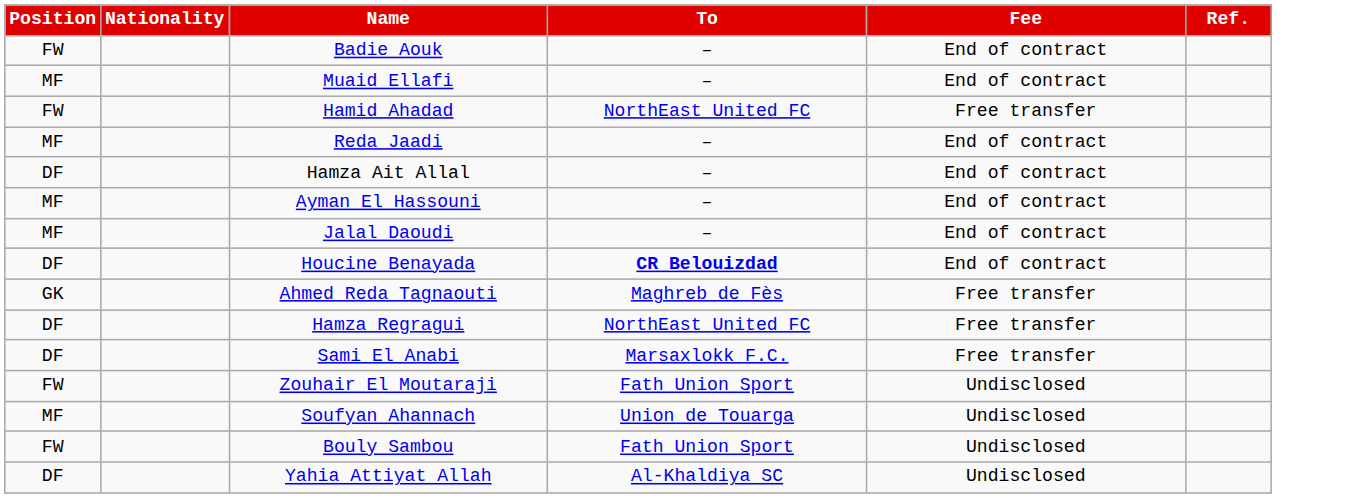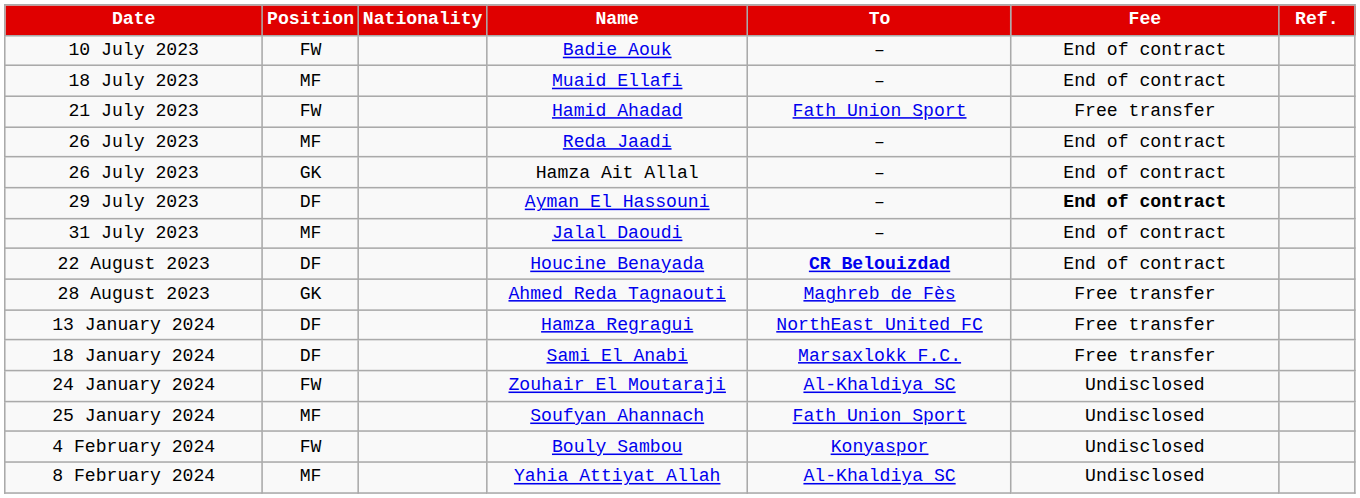+ column: (134, 20)
(707, 111) NorthEast United FC -> (880, 111) Fath Union Sport
(53, 172) DF -> (311, 172) GK
(53, 202) MF -> (311, 202) DF
(1026, 202) normal -> (1145, 202) bold
(707, 385) Fath Union Sport -> (880, 385) Al-Khaldiya SC
(707, 416) Union de Touarga -> (880, 416) Fath Union Sport
(707, 446) Fath Union Sport -> (880, 446) Konyaspor
(53, 477) DF -> (311, 477) MF
